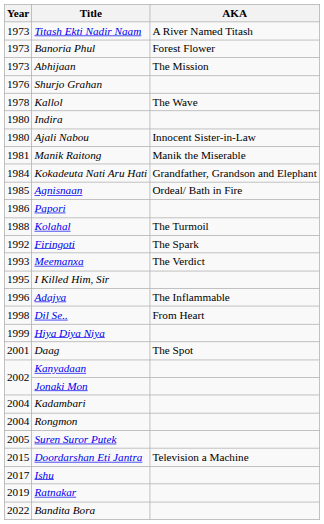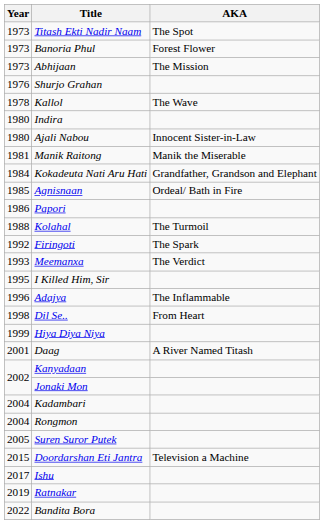(203, 31) A River Named Titash -> (173, 31) The Spot
(173, 350) The Spot -> (203, 350) A River Named Titash
